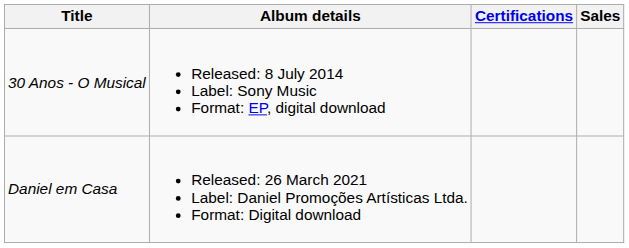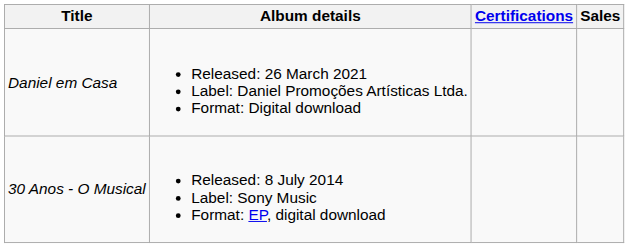rows swapped: (77, 82) <-> (63, 189)
